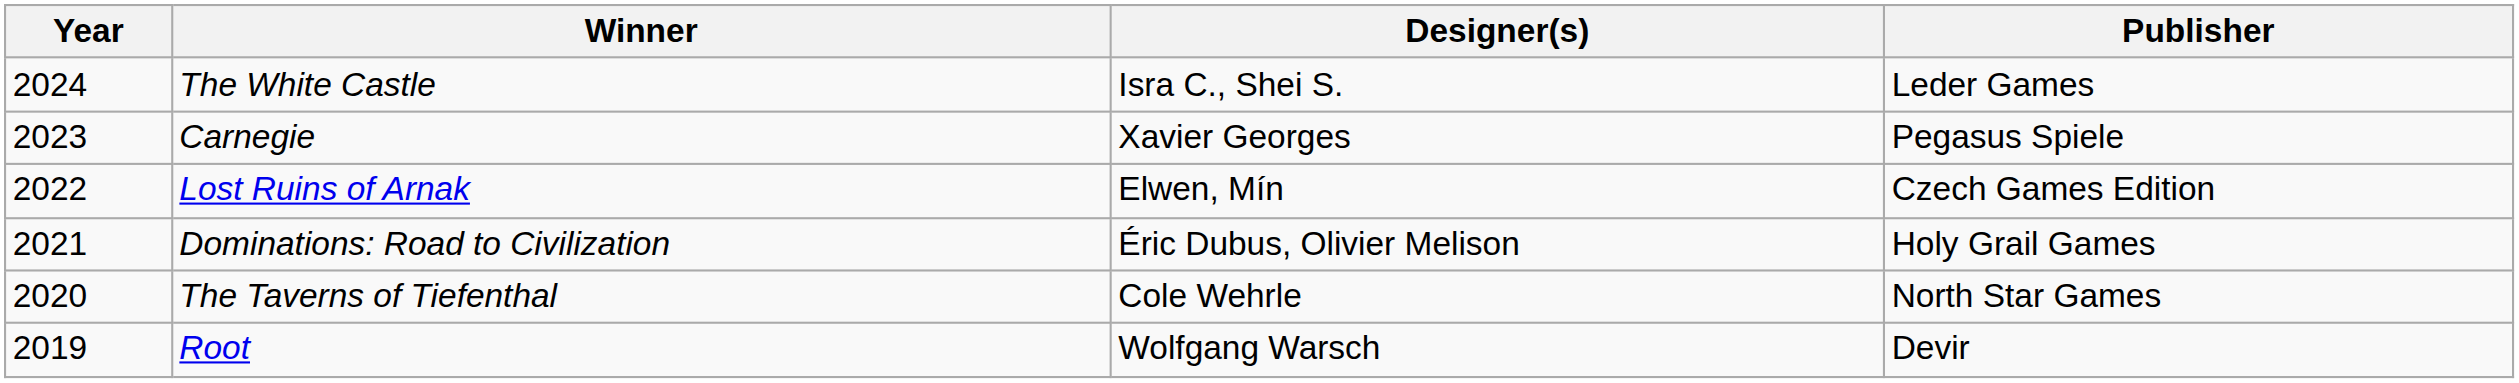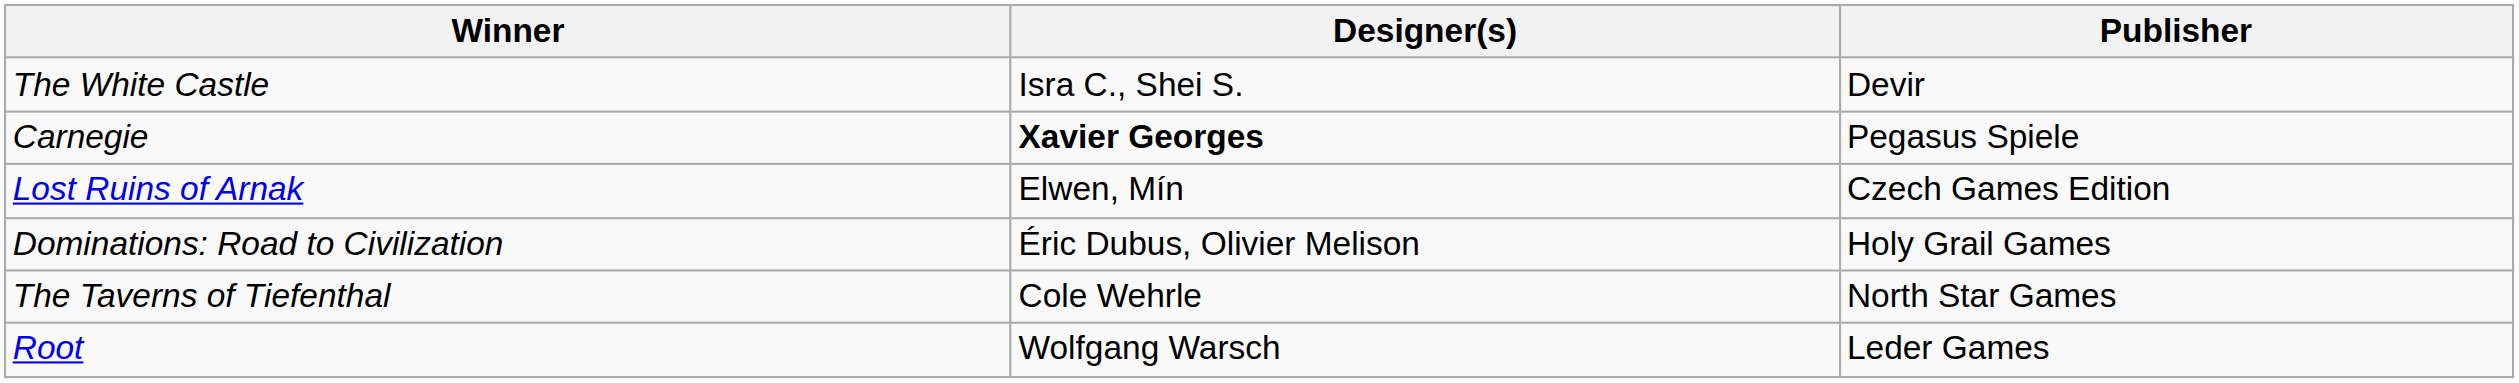- column: (88, 31)
(1993, 84) Leder Games -> (1886, 84) Devir
(1235, 137) normal -> (1141, 137) bold
(1931, 349) Devir -> (1948, 349) Leder Games
